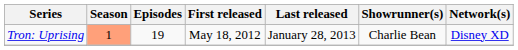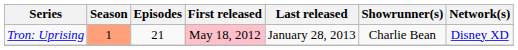(158, 34) 19 -> (158, 34) 21
(225, 34) no background -> (225, 34) pink background
